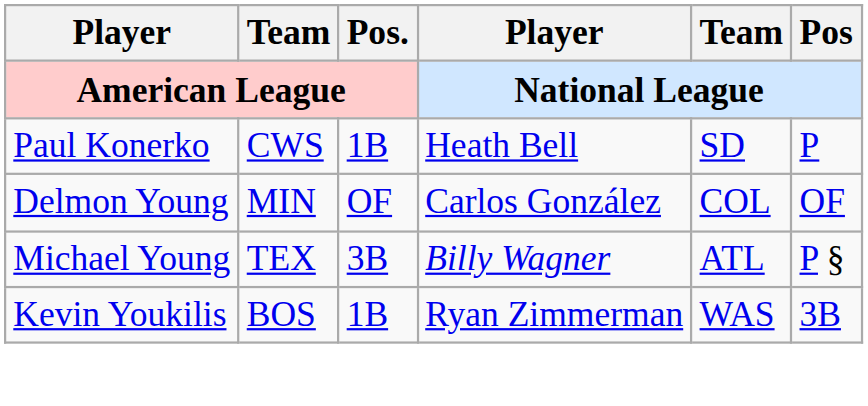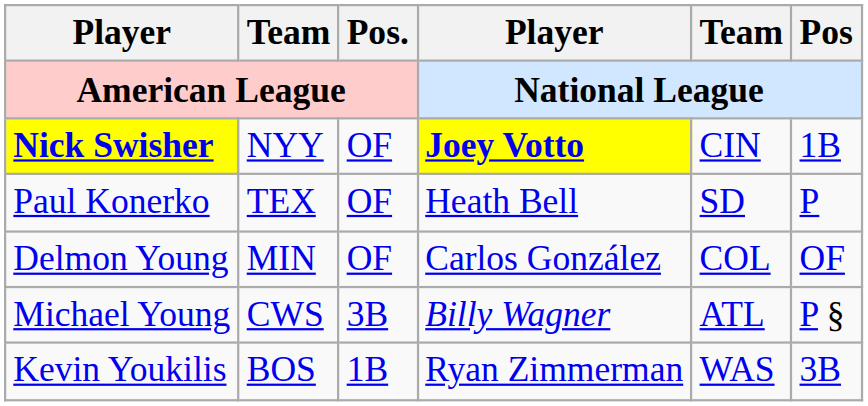+ row: (113, 145)
(285, 145) CWS -> (281, 201) TEX
(367, 145) 1B -> (369, 201) OF
(281, 257) TEX -> (285, 314) CWS
